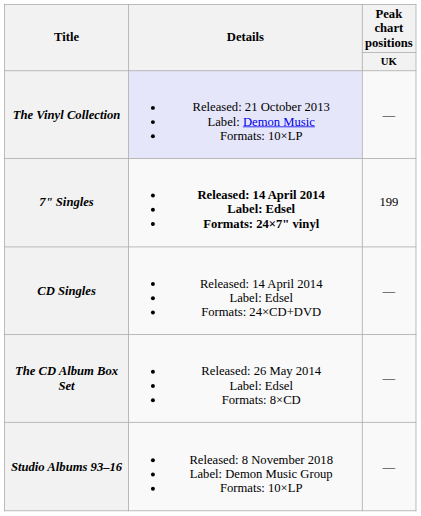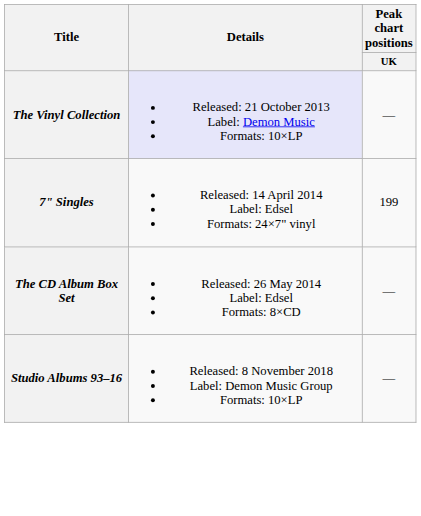(245, 210) bold -> (245, 210) normal
- row: (67, 290)
